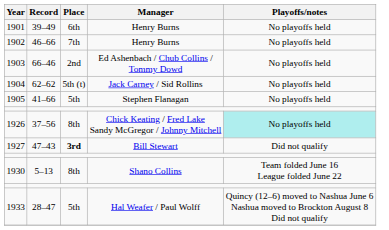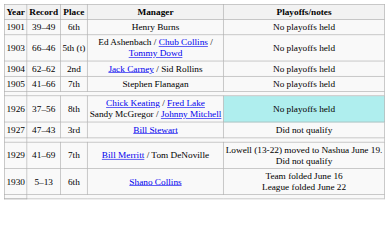- row: (16, 42)
(74, 63) 2nd -> (74, 48) 5th (t)
(74, 84) 5th (t) -> (74, 69) 2nd
(74, 99) 5th -> (74, 84) 7th
(74, 145) bold -> (74, 130) normal
+ row: (16, 155)
(74, 170) 8th -> (74, 181) 6th
- row: (16, 206)
